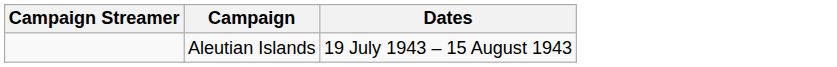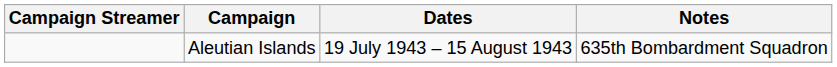+ column: (704, 18)
